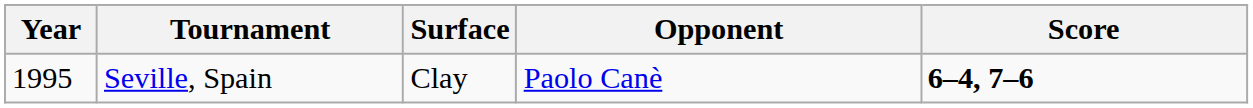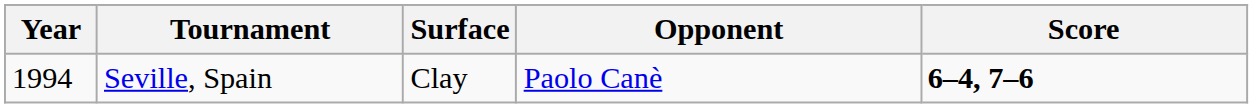(42, 77) 1995 -> (42, 77) 1994
